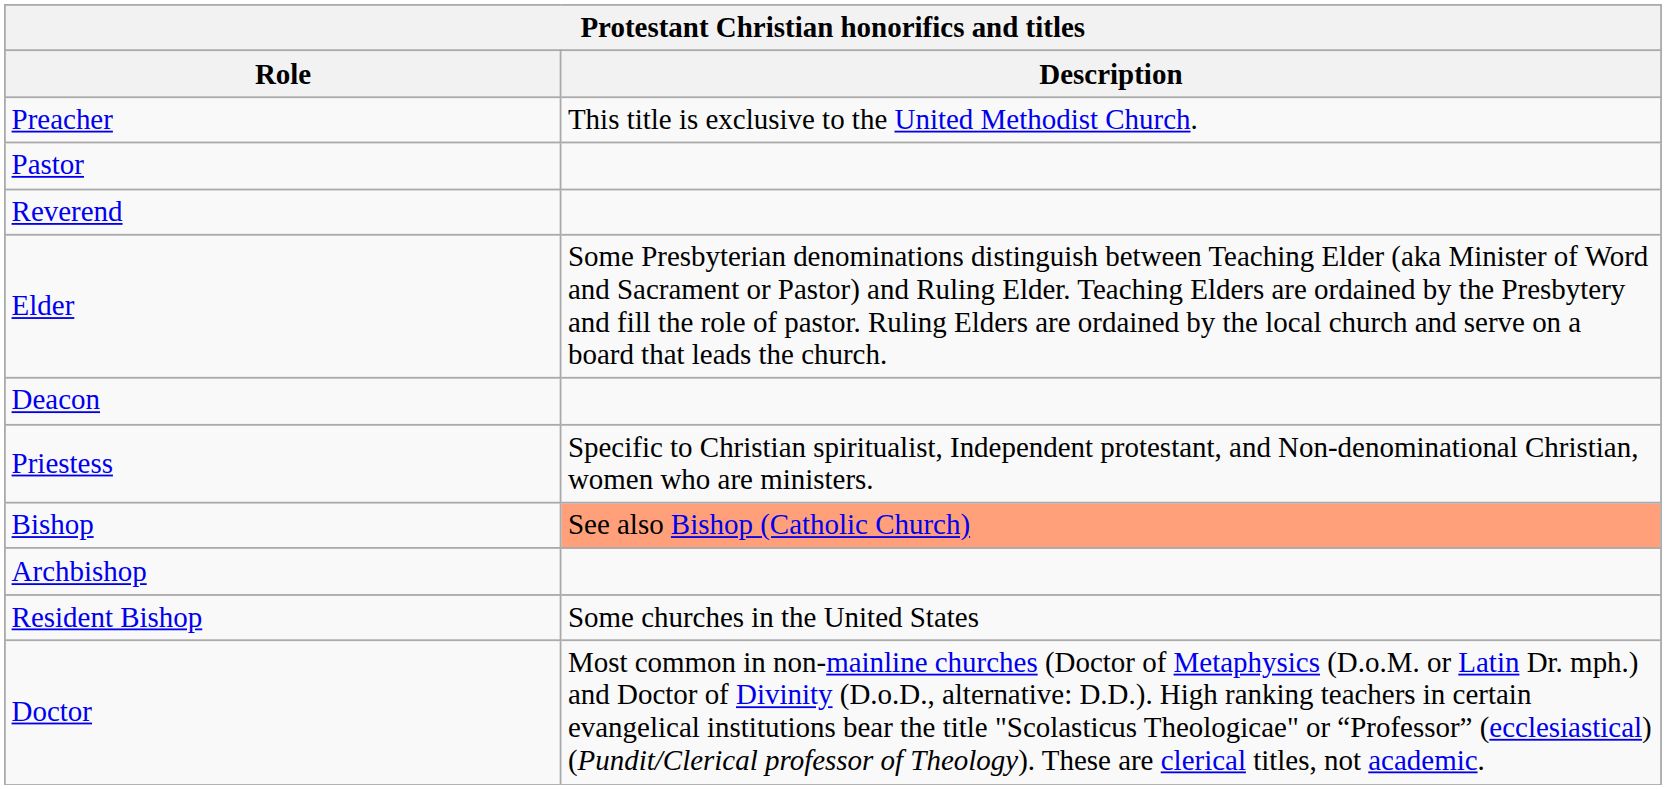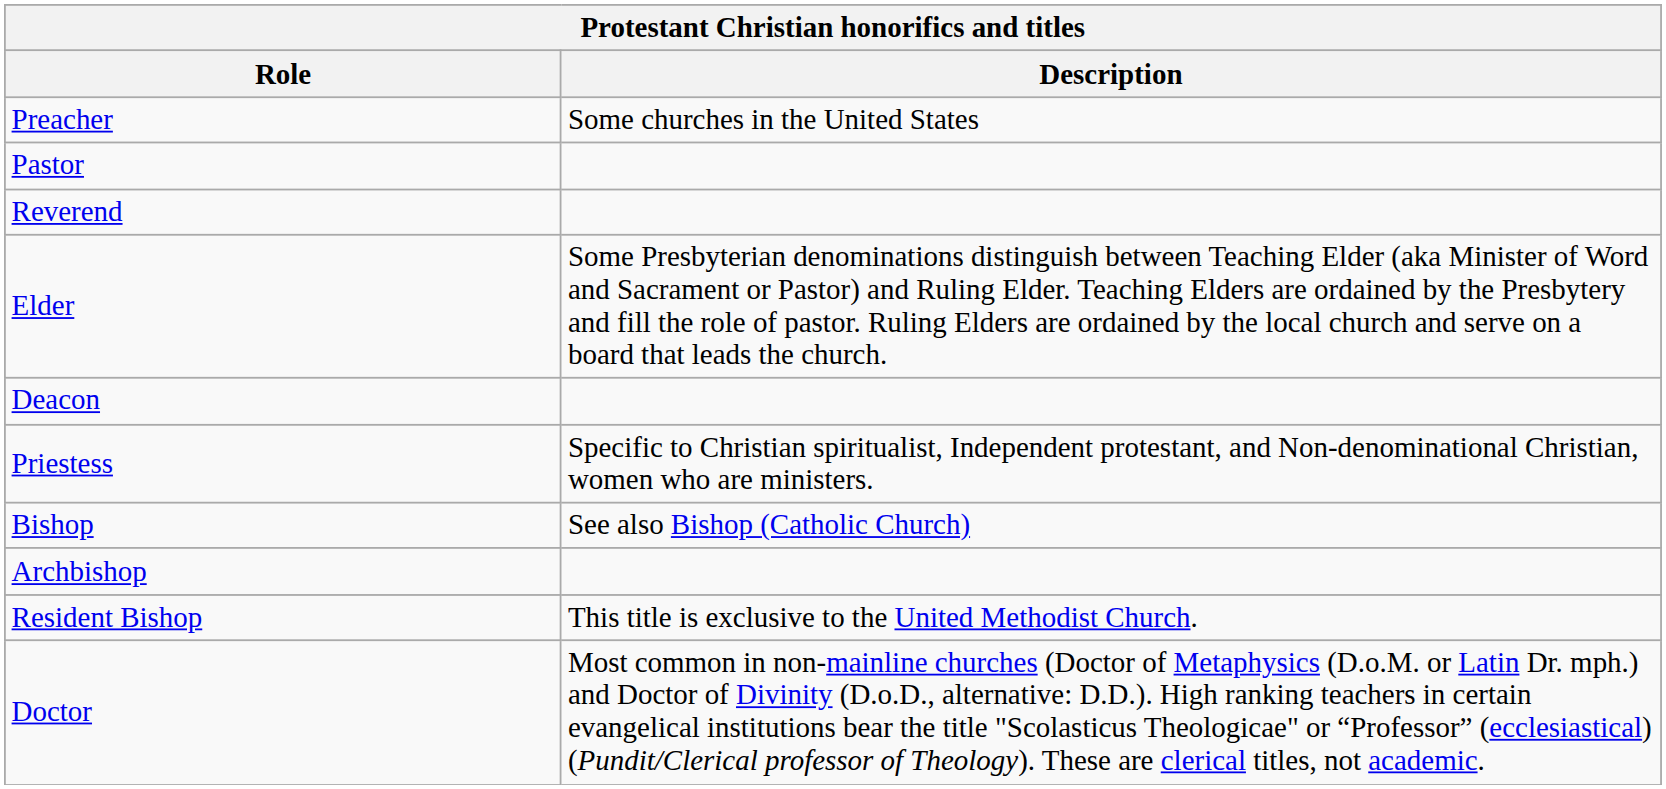(883, 119) This title is exclusive to the United Methodist Church. -> (773, 119) Some churches in the United States
(769, 525) lightsalmon background -> (769, 525) no background
(773, 617) Some churches in the United States -> (883, 617) This title is exclusive to the United Methodist Church.
